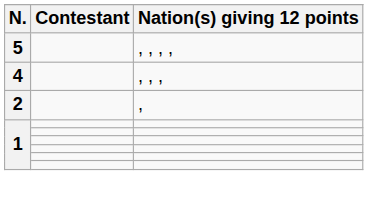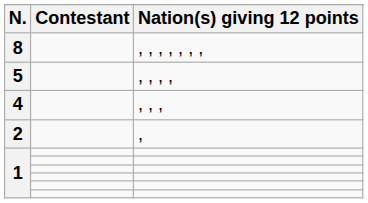+ row: (18, 47)
